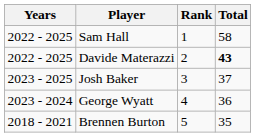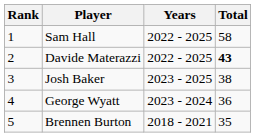columns swapped: (196, 15) <-> (40, 15)
(225, 79) 37 -> (225, 79) 38
